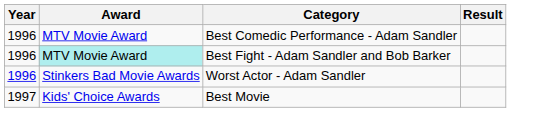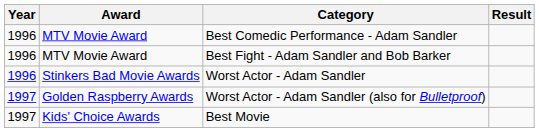(95, 55) paleturquoise background -> (95, 55) no background
+ row: (346, 96)
